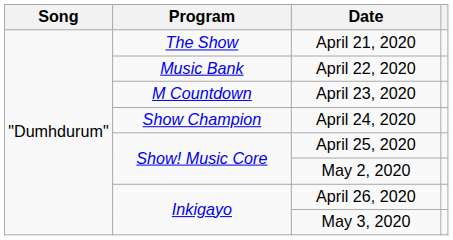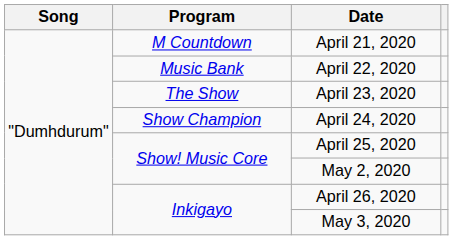(202, 42) The Show -> (202, 42) M Countdown
(202, 94) M Countdown -> (202, 94) The Show
